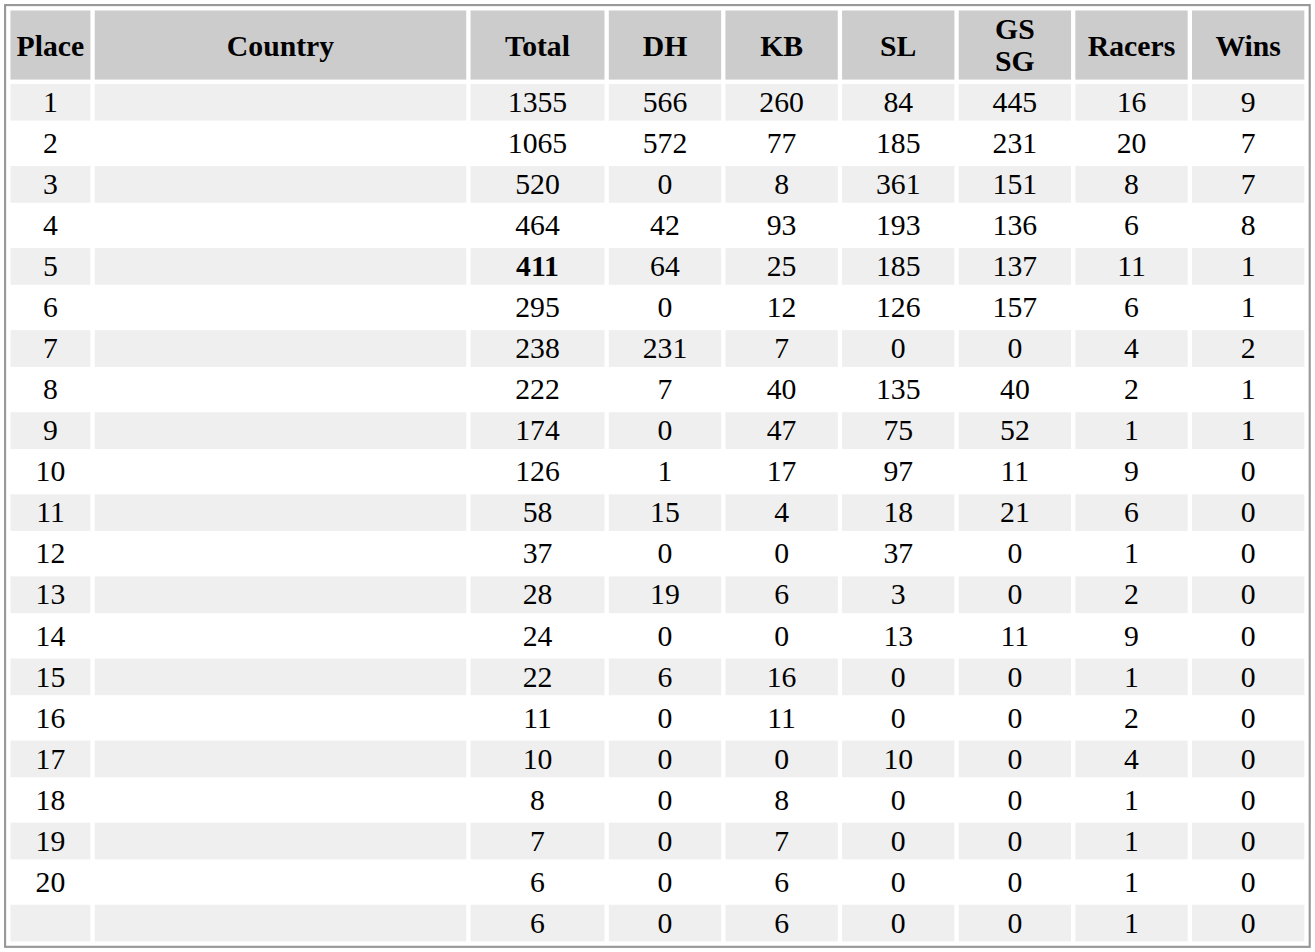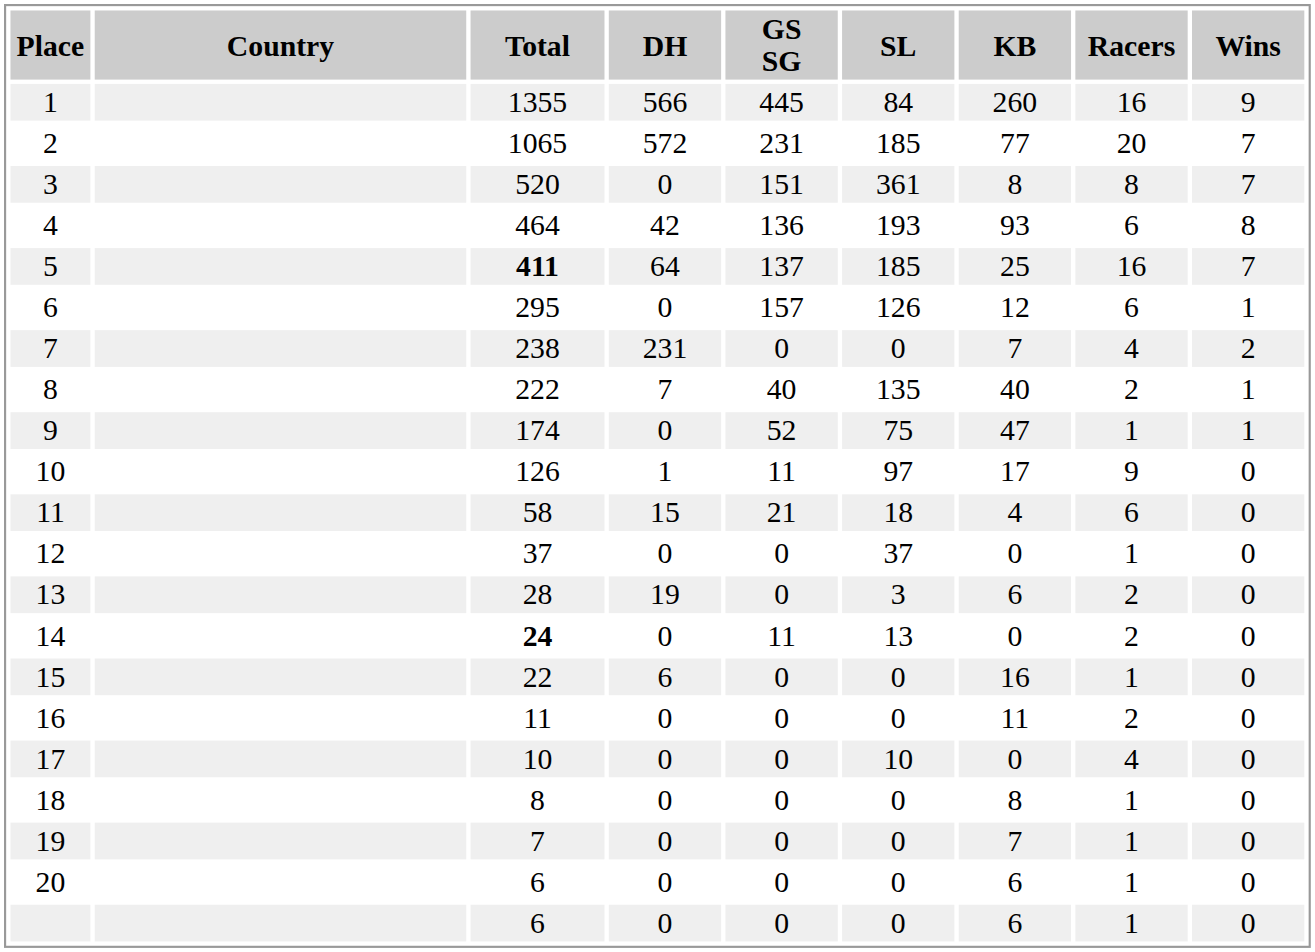columns swapped: (1015, 45) <-> (782, 45)
(1132, 266) 11 -> (1132, 266) 16
(1248, 266) 1 -> (1248, 266) 7
(538, 636) normal -> (538, 636) bold
(1132, 636) 9 -> (1132, 636) 2
